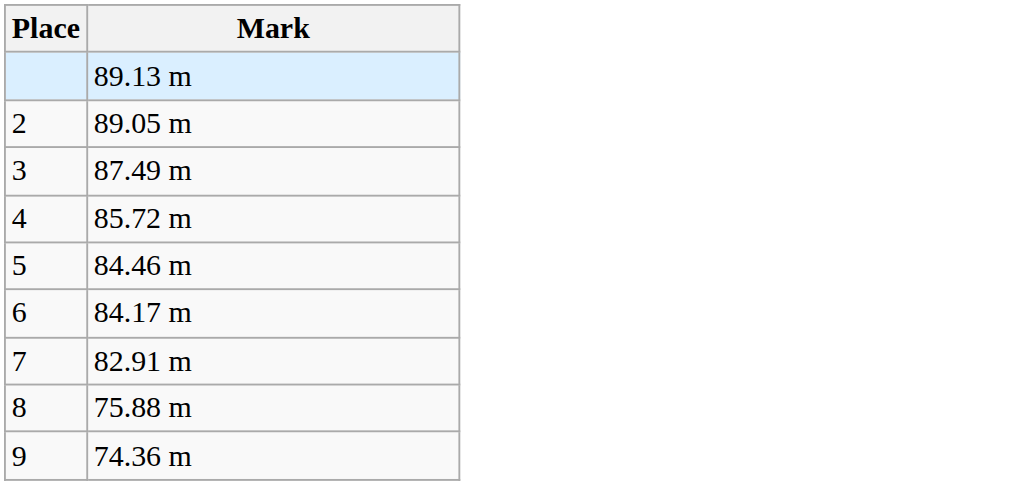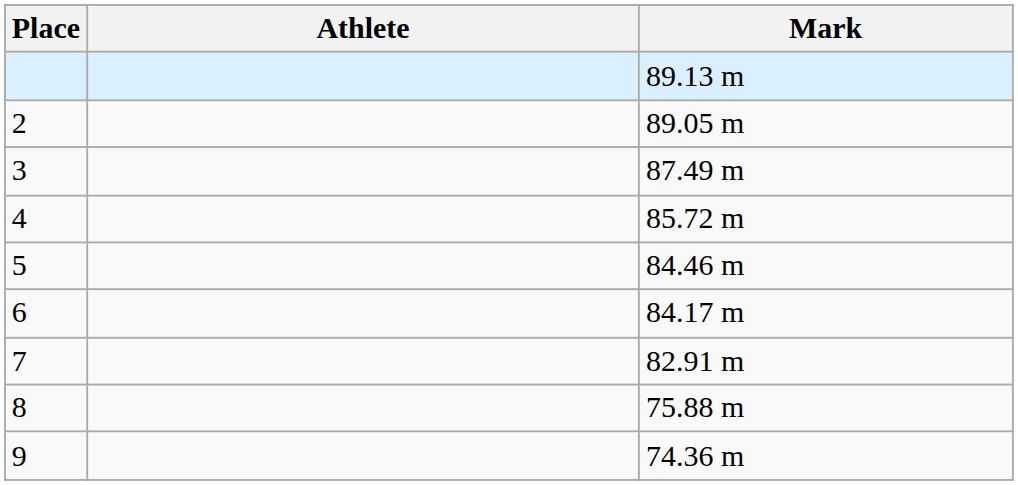+ column: (363, 28)
